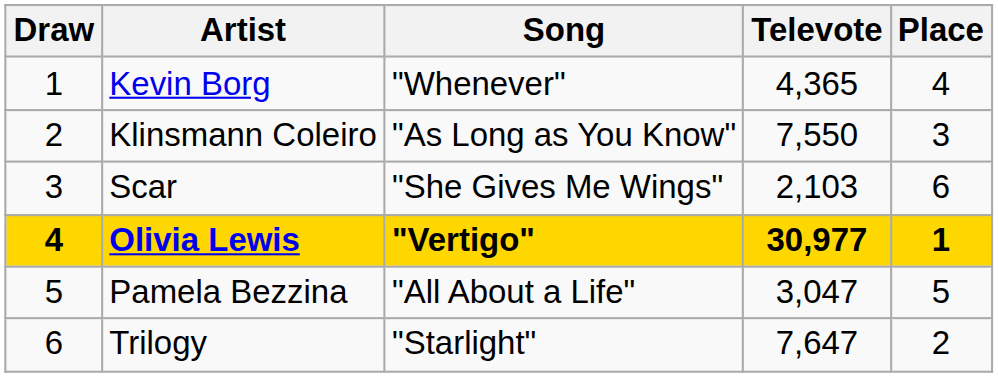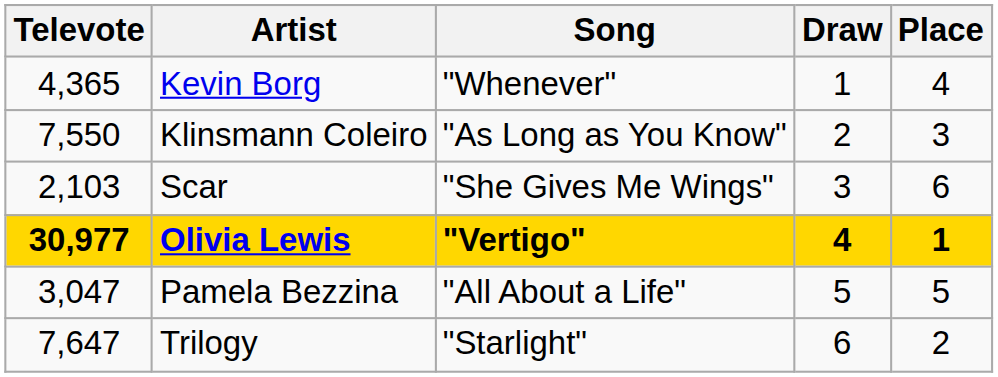columns swapped: (54, 30) <-> (817, 30)
